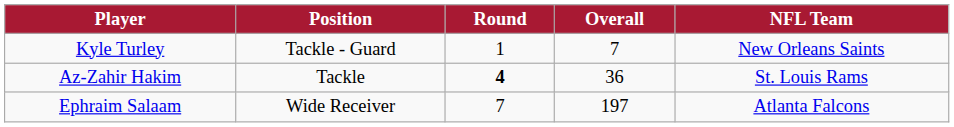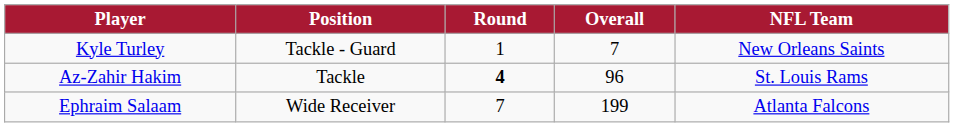(615, 77) 36 -> (615, 77) 96
(615, 106) 197 -> (615, 106) 199
